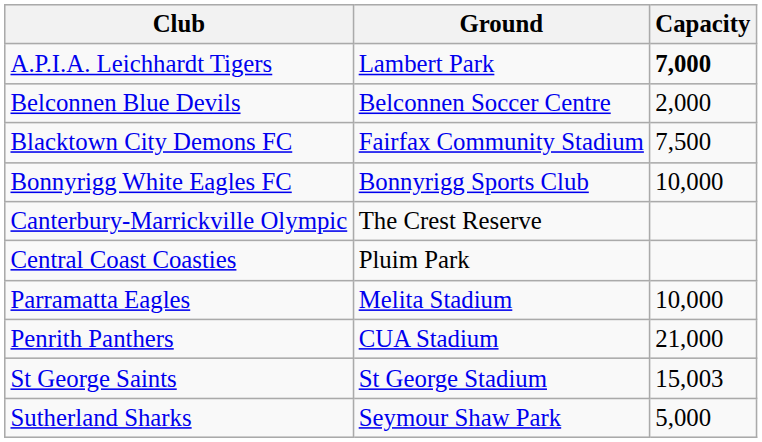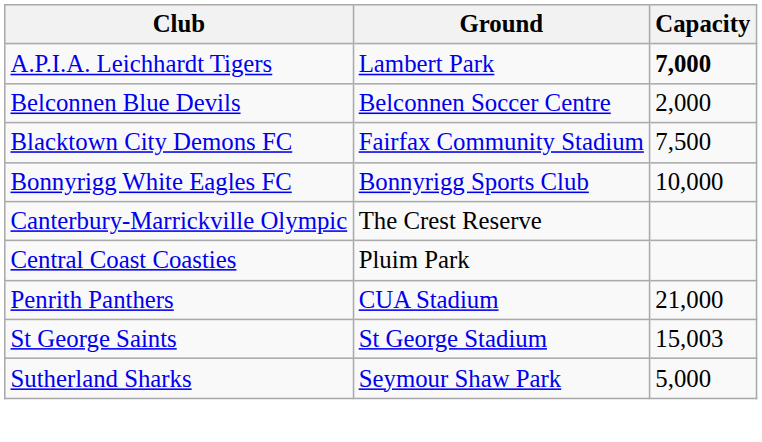- row: (100, 299)
